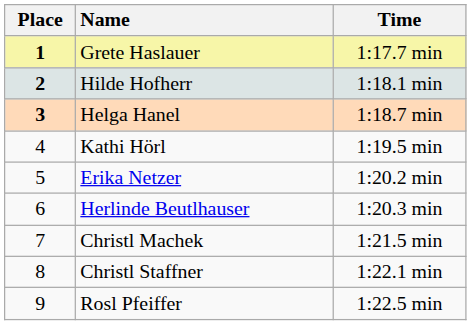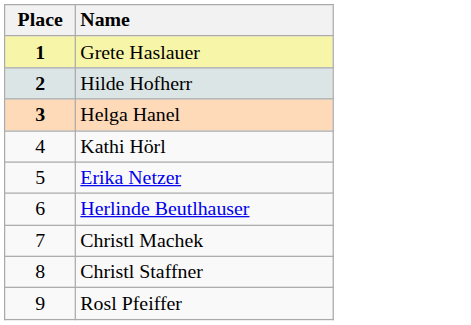- column: (399, 20)
